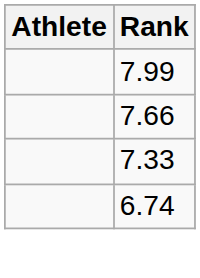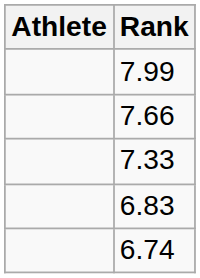+ row: (147, 205)
